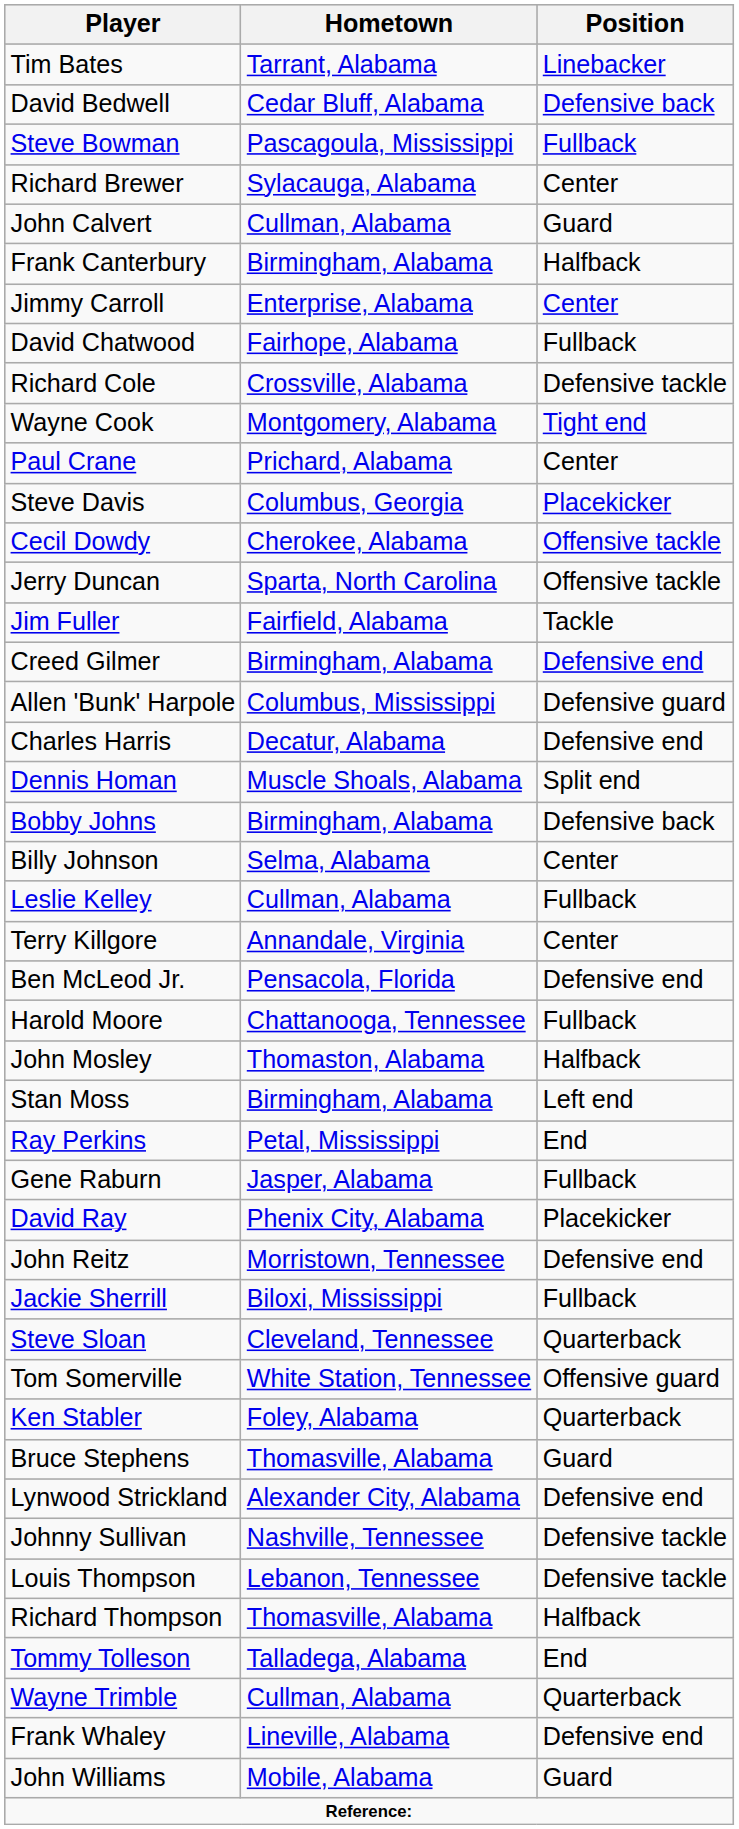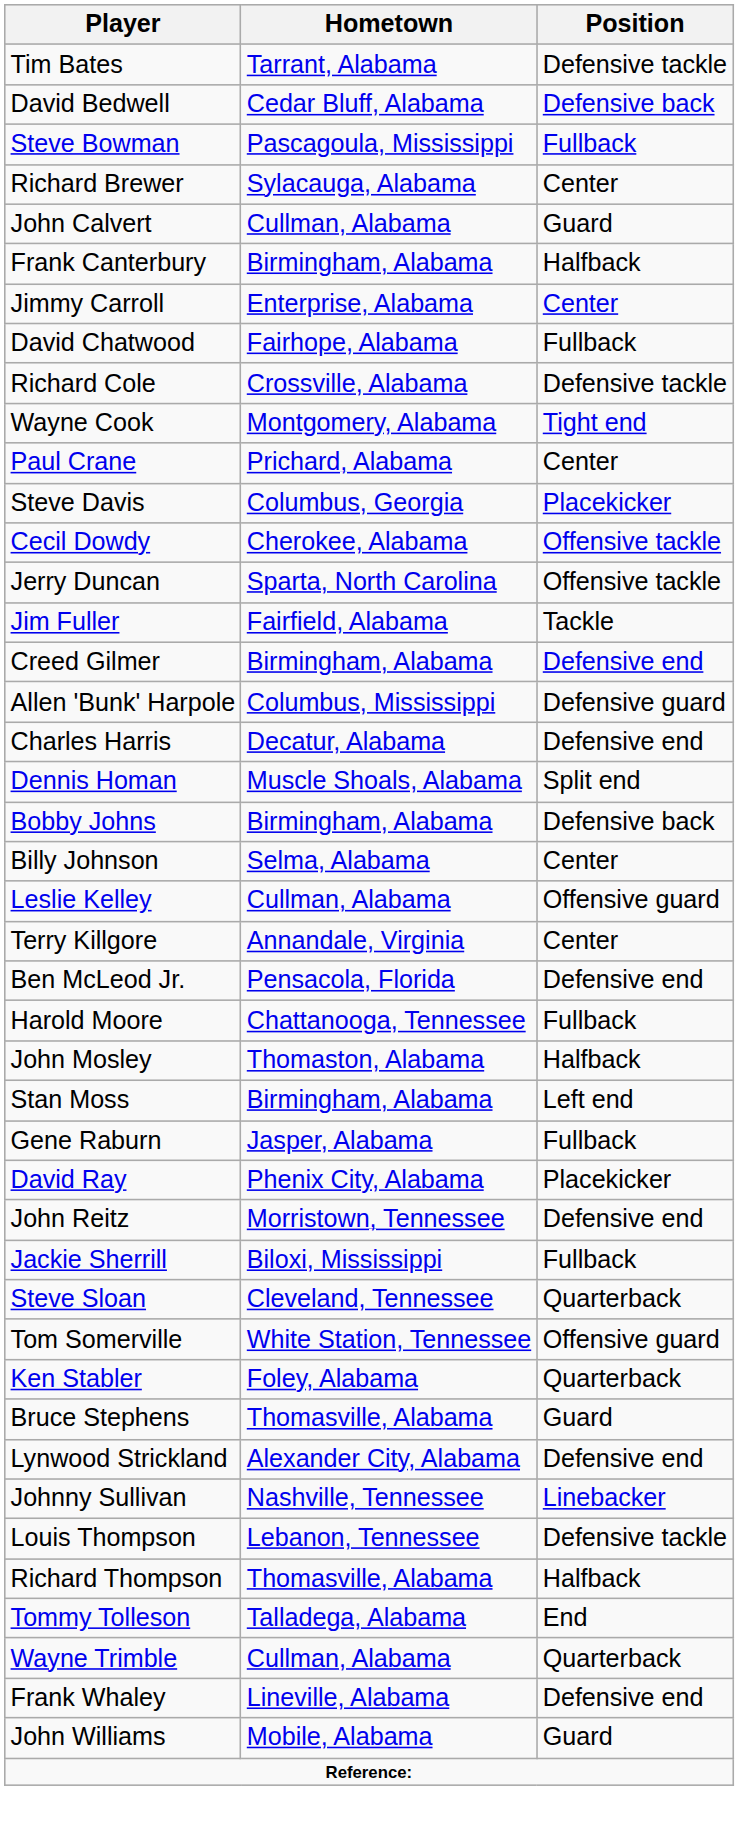(604, 64) Linebacker -> (635, 64) Defensive tackle
(590, 900) Fullback -> (631, 900) Offensive guard
- row: (78, 1139)
(635, 1538) Defensive tackle -> (604, 1498) Linebacker
